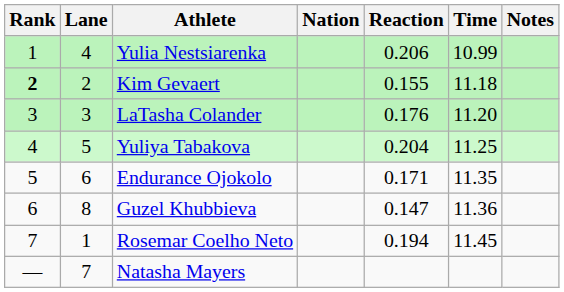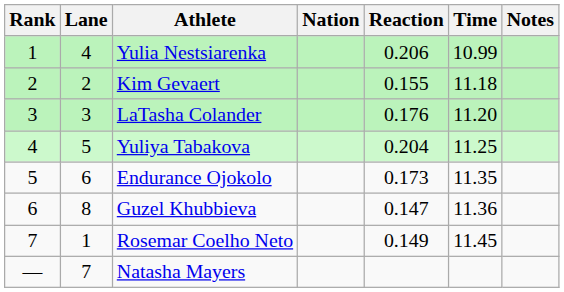(32, 83) bold -> (32, 83) normal
(406, 177) 0.171 -> (406, 177) 0.173
(406, 240) 0.194 -> (406, 240) 0.149
